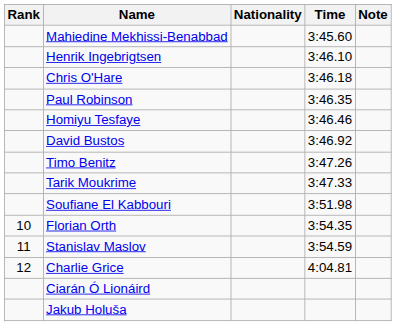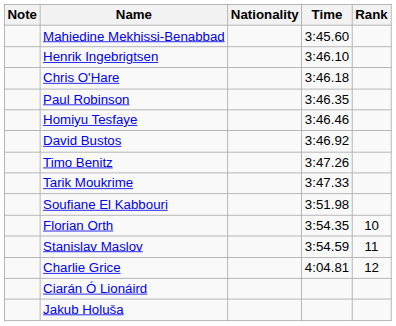columns swapped: (24, 15) <-> (373, 15)
